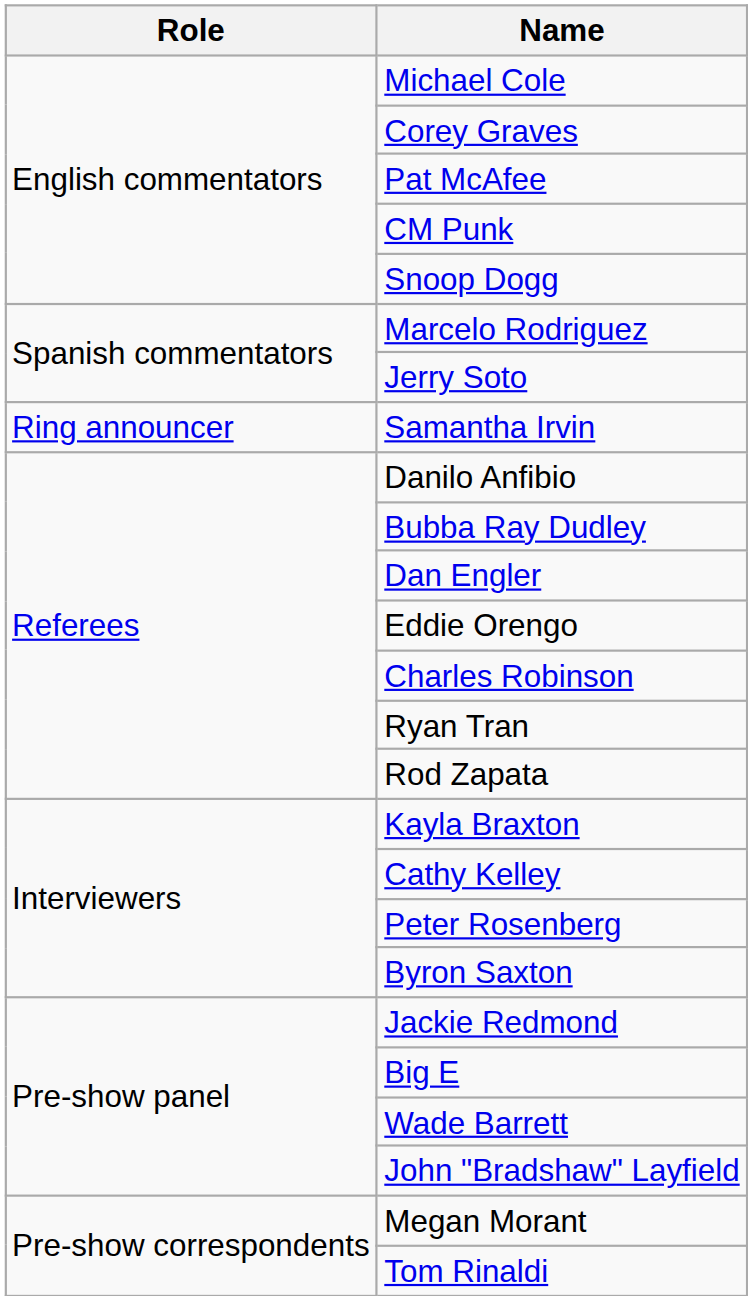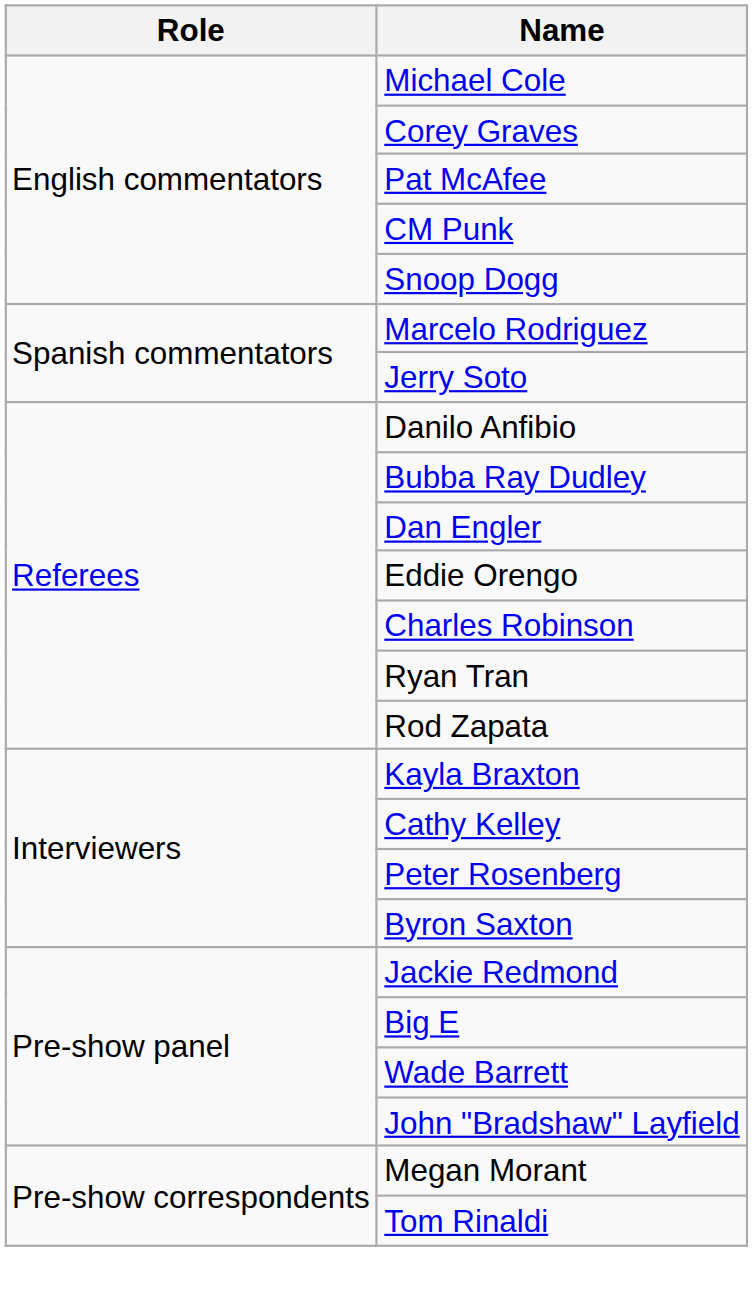- row: (490, 427)
